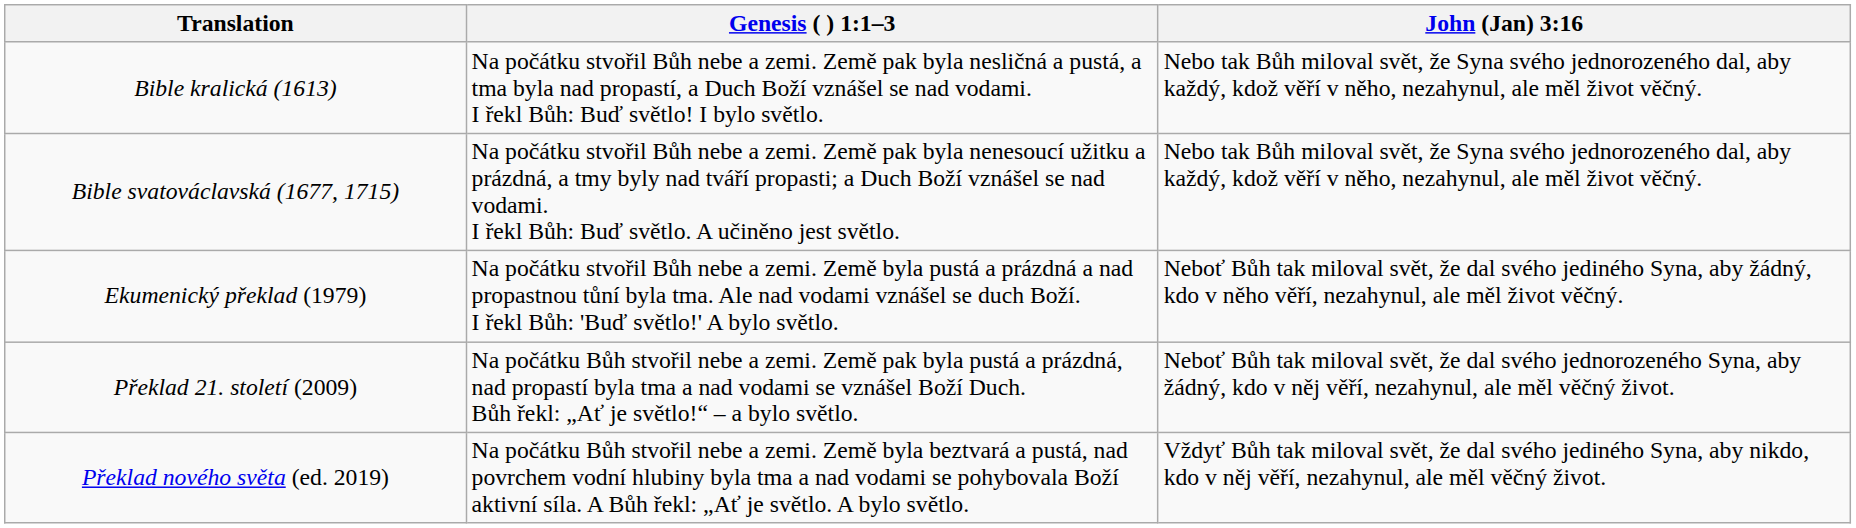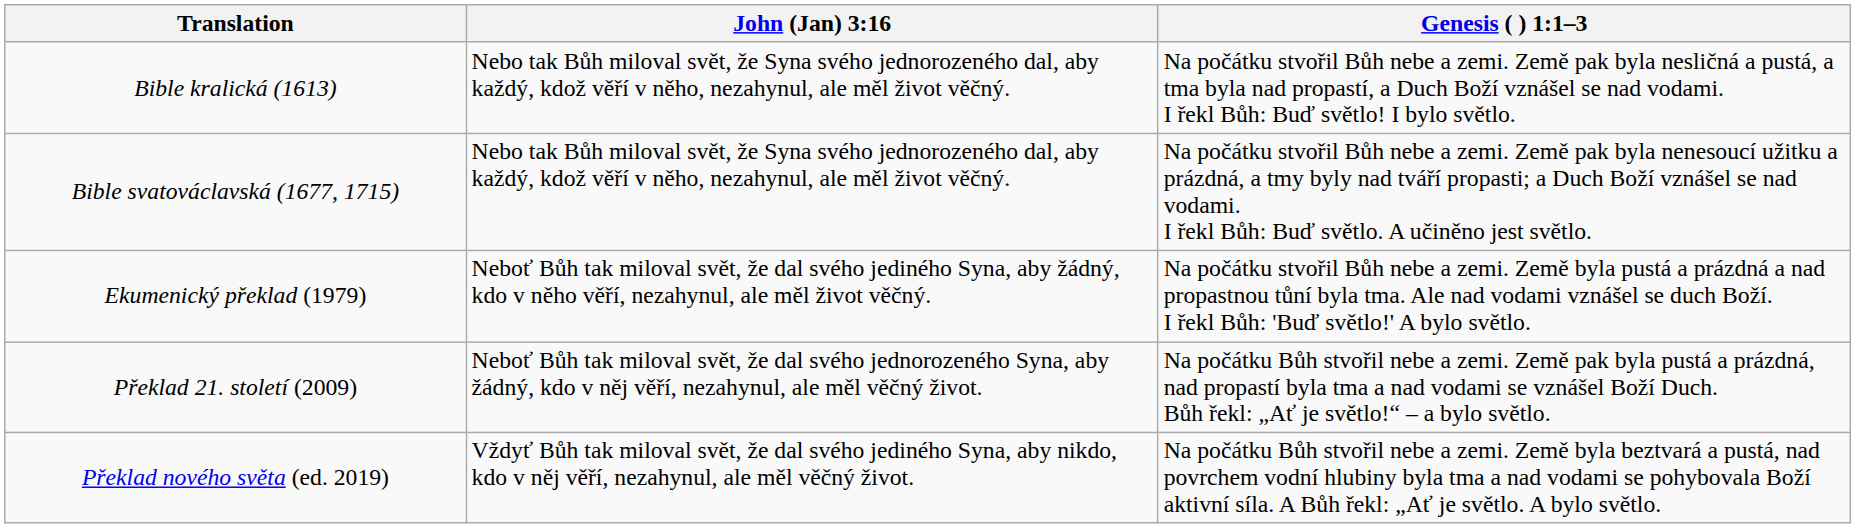columns swapped: (812, 23) <-> (1504, 23)
